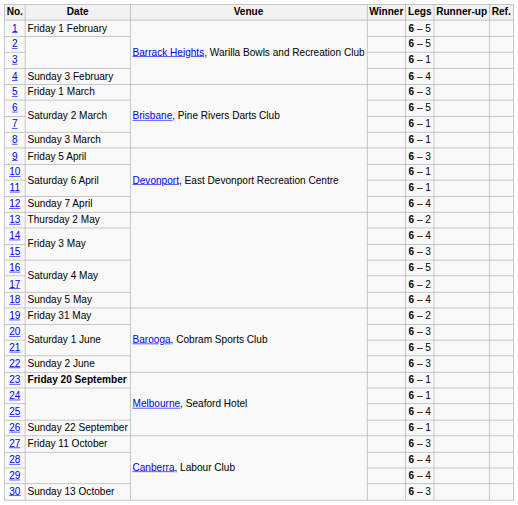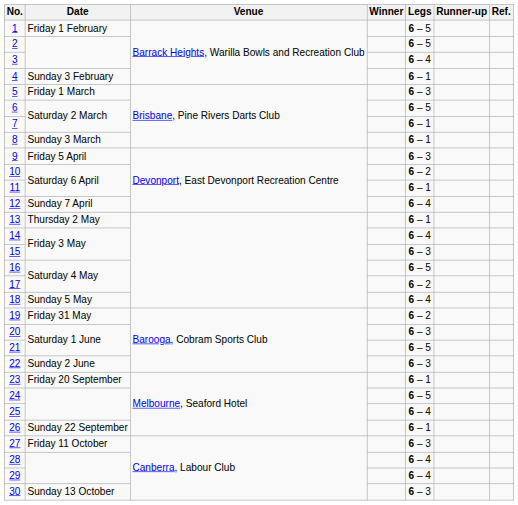(420, 60) 6 – 1 -> (420, 60) 6 – 4
(420, 76) 6 – 4 -> (420, 76) 6 – 1
(420, 172) 6 – 1 -> (420, 172) 6 – 2
(420, 220) 6 – 2 -> (420, 220) 6 – 1
(77, 380) bold -> (75, 380) normal
(420, 396) 6 – 1 -> (420, 396) 6 – 5
